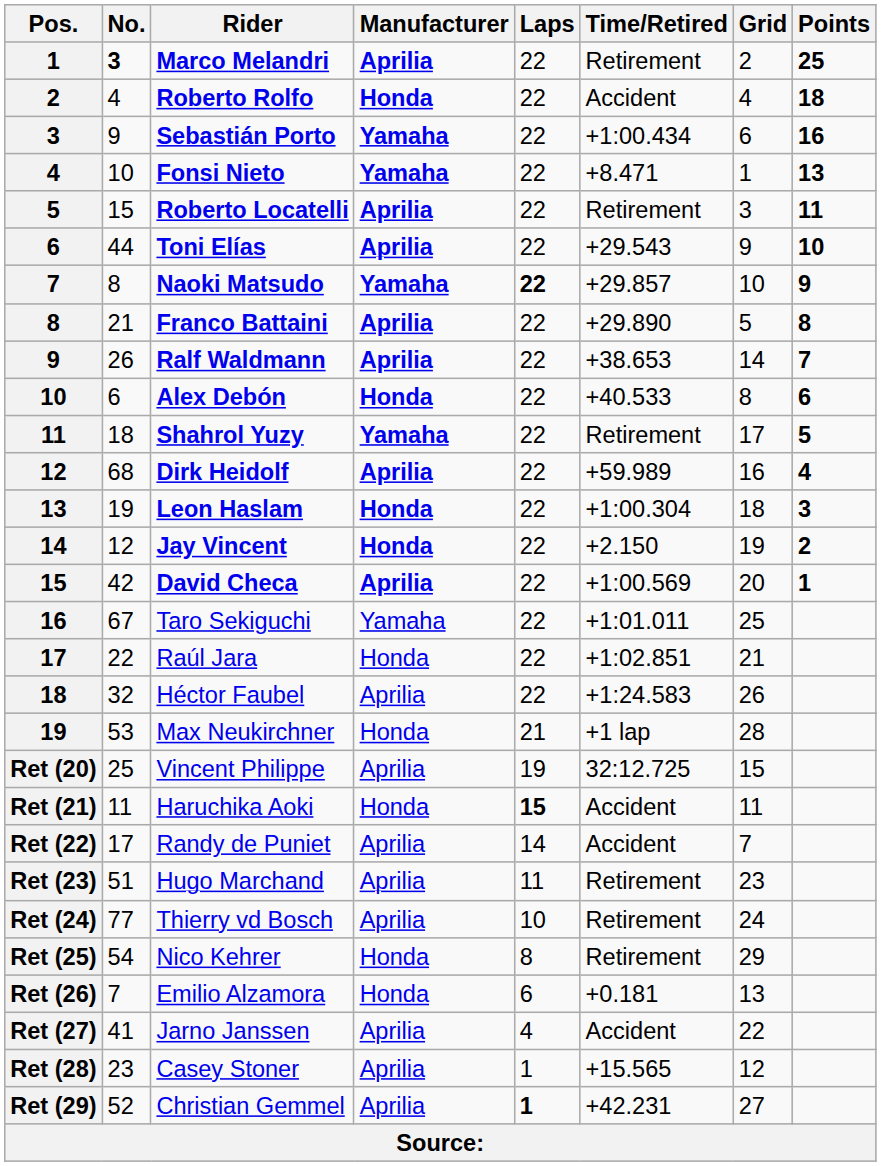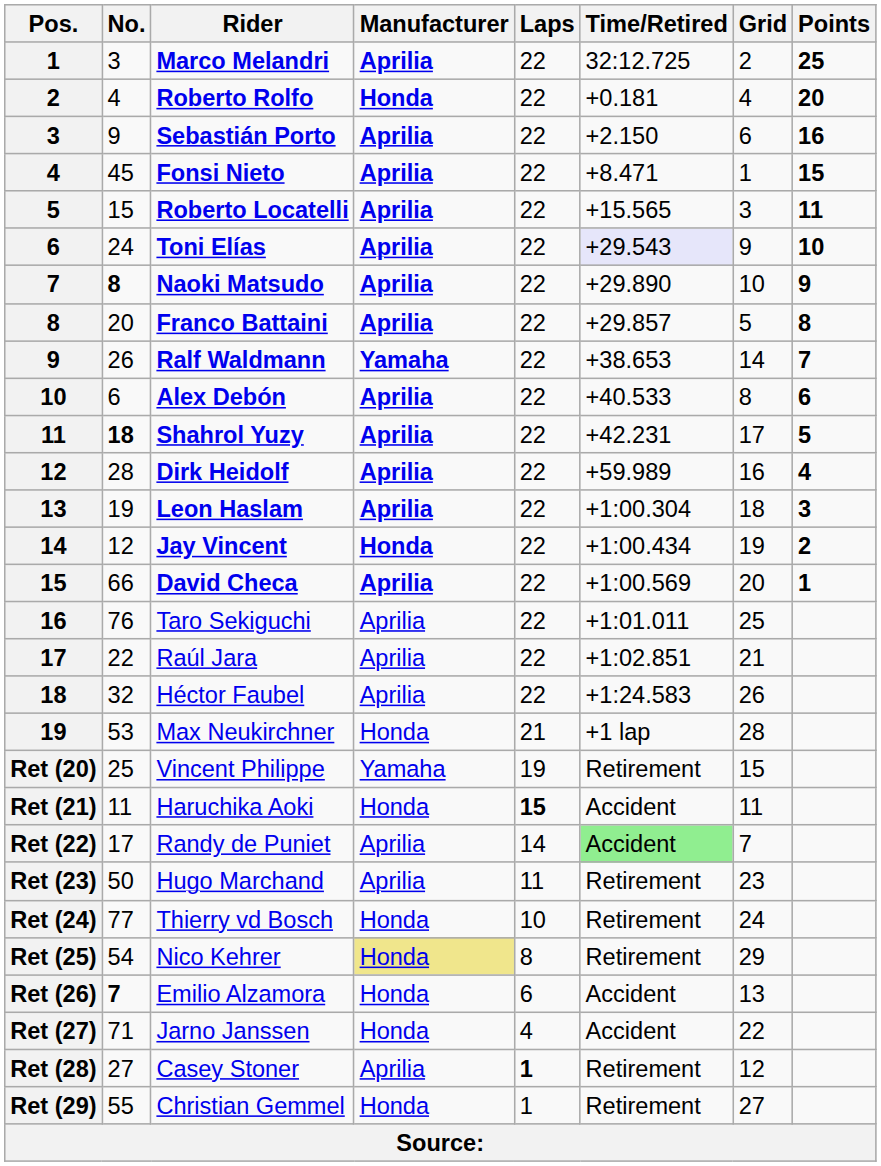(114, 61) bold -> (114, 61) normal
(643, 61) Retirement -> (638, 61) 32:12.725
(631, 98) Accident -> (622, 98) +0.181
(811, 98) 18 -> (811, 98) 20
(404, 136) Yamaha -> (396, 136) Aprilia
(638, 136) +1:00.434 -> (622, 136) +2.150
(121, 173) 10 -> (121, 173) 45
(404, 173) Yamaha -> (396, 173) Aprilia
(811, 173) 13 -> (811, 173) 15
(643, 210) Retirement -> (628, 210) +15.565
(121, 247) 44 -> (121, 247) 24
(628, 247) no background -> (628, 247) lavender background
(114, 285) normal -> (114, 285) bold
(404, 285) Yamaha -> (396, 285) Aprilia
(533, 285) bold -> (533, 285) normal
(628, 285) +29.857 -> (628, 285) +29.890
(121, 322) 21 -> (121, 322) 20
(628, 322) +29.890 -> (628, 322) +29.857
(396, 359) Aprilia -> (404, 359) Yamaha
(396, 397) Honda -> (396, 397) Aprilia
(121, 434) normal -> (121, 434) bold
(404, 434) Yamaha -> (396, 434) Aprilia
(643, 434) Retirement -> (628, 434) +42.231
(121, 471) 68 -> (121, 471) 28
(396, 508) Honda -> (396, 508) Aprilia
(622, 546) +2.150 -> (638, 546) +1:00.434
(121, 583) 42 -> (121, 583) 66
(121, 620) 67 -> (121, 620) 76
(403, 620) Yamaha -> (392, 620) Aprilia
(394, 658) Honda -> (392, 658) Aprilia
(392, 770) Aprilia -> (403, 770) Yamaha
(638, 770) 32:12.725 -> (643, 770) Retirement
(631, 844) no background -> (631, 844) lightgreen background
(121, 881) 51 -> (121, 881) 50
(392, 919) Aprilia -> (394, 919) Honda
(394, 956) no background -> (394, 956) khaki background
(114, 993) normal -> (114, 993) bold
(622, 993) +0.181 -> (631, 993) Accident
(121, 1031) 41 -> (121, 1031) 71
(392, 1031) Aprilia -> (394, 1031) Honda
(121, 1068) 23 -> (121, 1068) 27
(526, 1068) normal -> (526, 1068) bold
(628, 1068) +15.565 -> (643, 1068) Retirement
(121, 1105) 52 -> (121, 1105) 55
(392, 1105) Aprilia -> (394, 1105) Honda
(526, 1105) bold -> (526, 1105) normal
(628, 1105) +42.231 -> (643, 1105) Retirement
